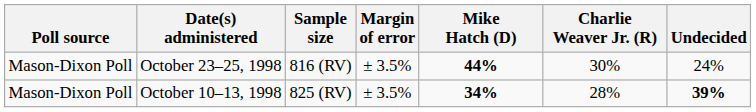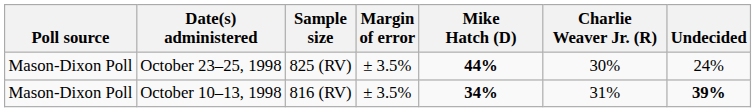(320, 65) 816 (RV) -> (320, 65) 825 (RV)
(320, 93) 825 (RV) -> (320, 93) 816 (RV)
(605, 93) 28% -> (605, 93) 31%
